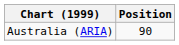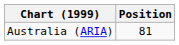(145, 31) 90 -> (145, 31) 81
